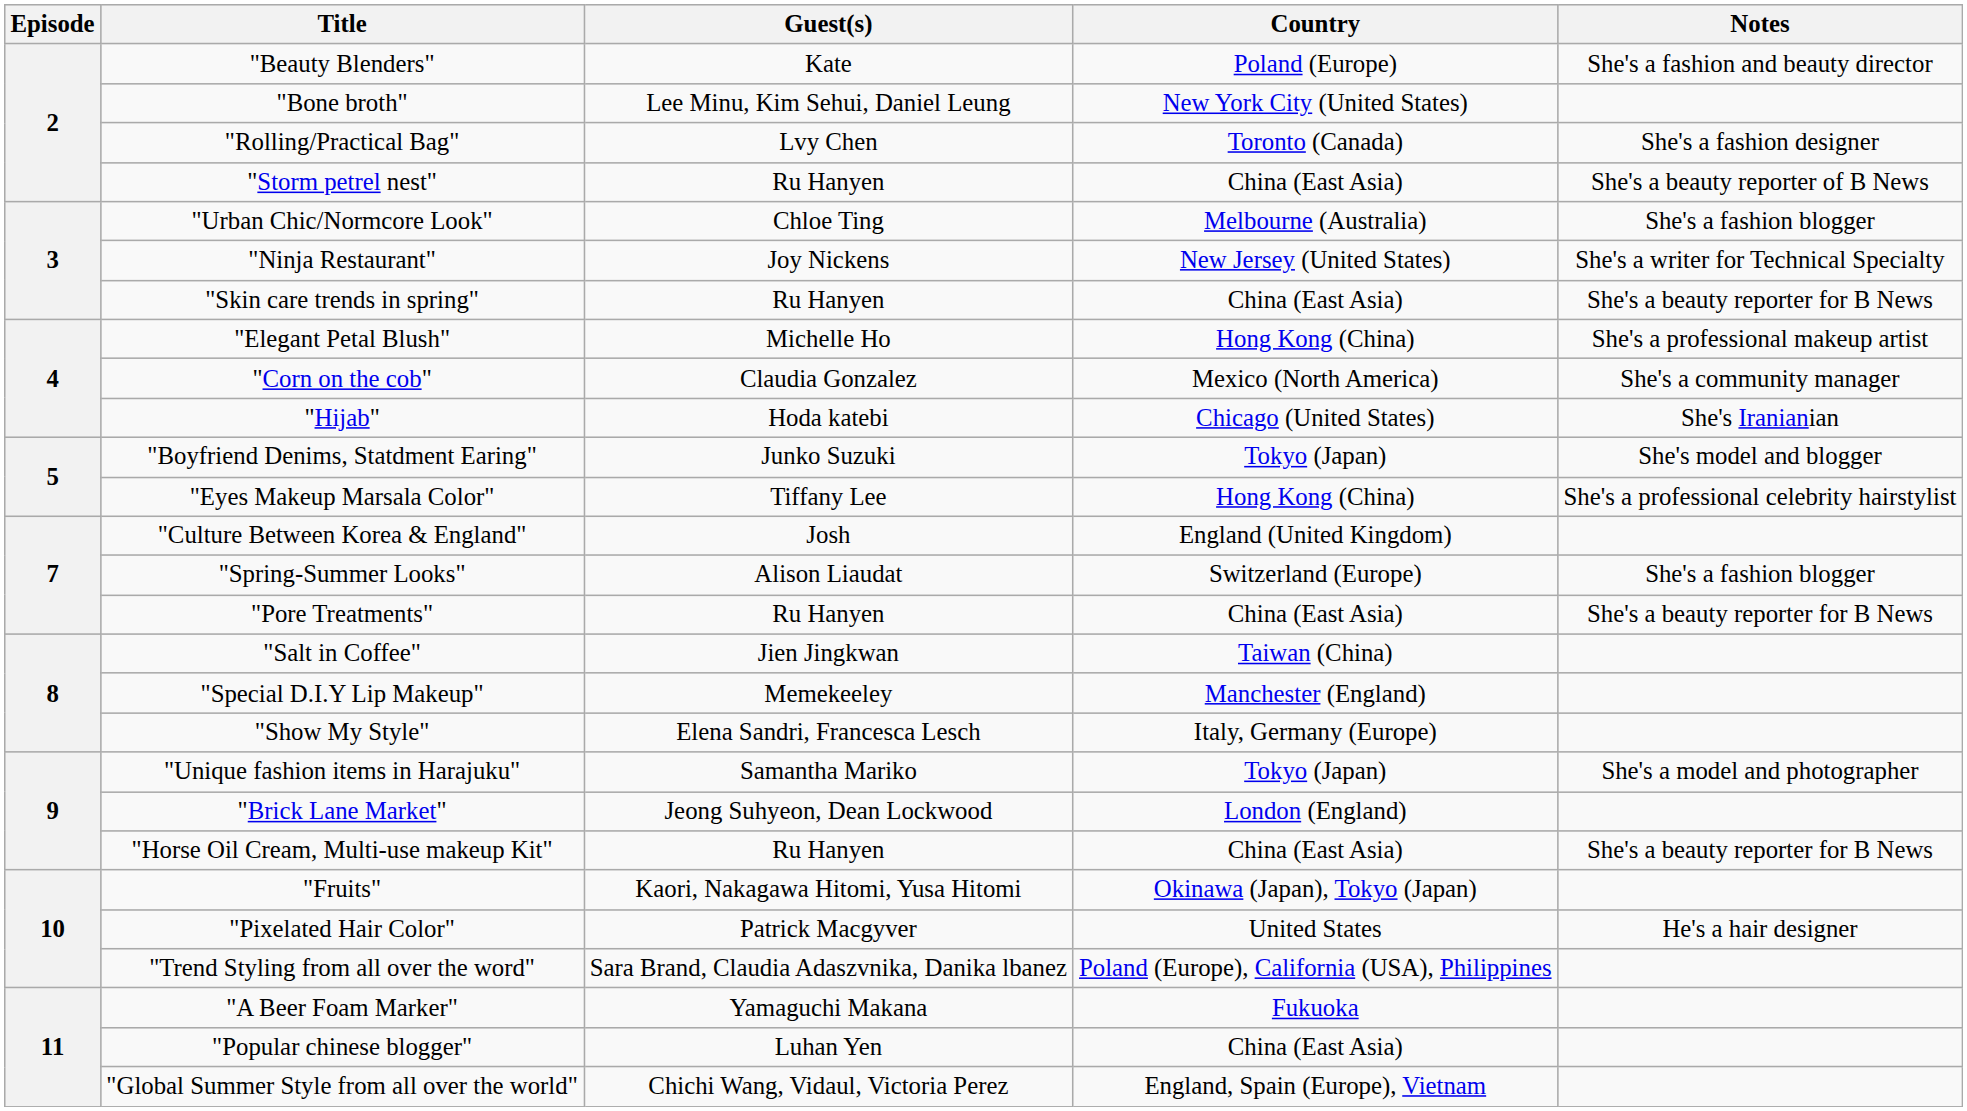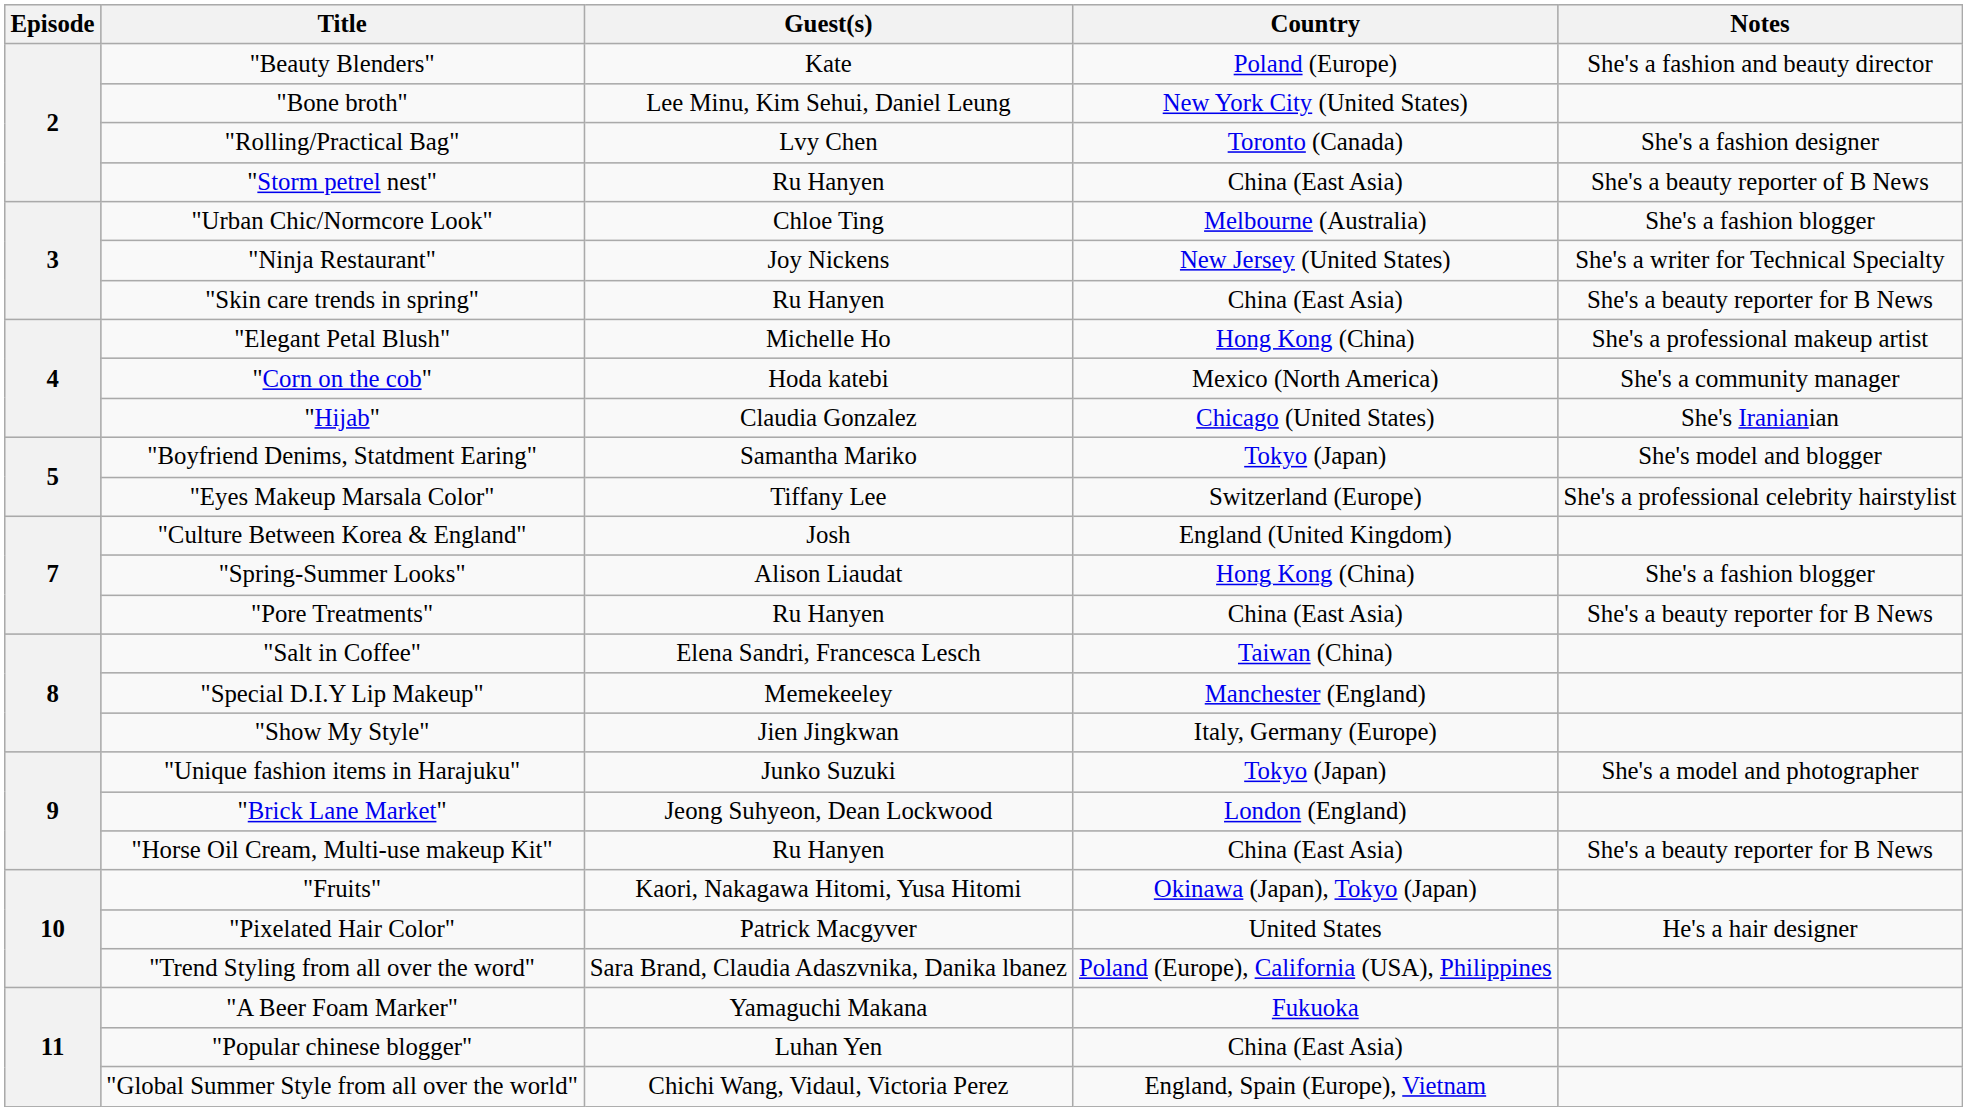(828, 378) Claudia Gonzalez -> (828, 378) Hoda katebi
(828, 417) Hoda katebi -> (828, 417) Claudia Gonzalez
(828, 456) Junko Suzuki -> (828, 456) Samantha Mariko
(1315, 496) Hong Kong (China) -> (1315, 496) Switzerland (Europe)
(1315, 574) Switzerland (Europe) -> (1315, 574) Hong Kong (China)
(828, 653) Jien Jingkwan -> (828, 653) Elena Sandri, Francesca Lesch
(828, 732) Elena Sandri, Francesca Lesch -> (828, 732) Jien Jingkwan
(828, 771) Samantha Mariko -> (828, 771) Junko Suzuki
